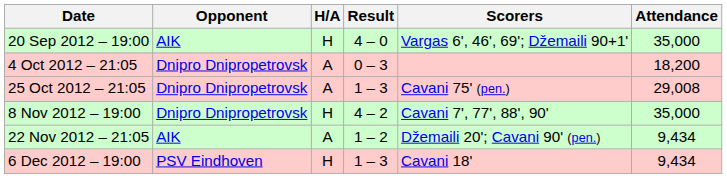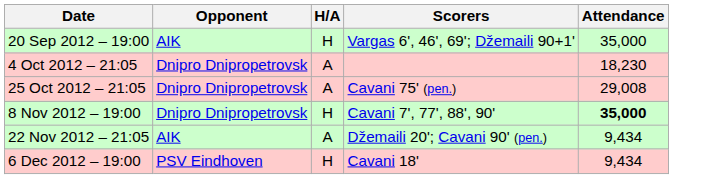- column: (371, 16)
(677, 64) 18,200 -> (623, 64) 18,230
(677, 112) normal -> (623, 112) bold
